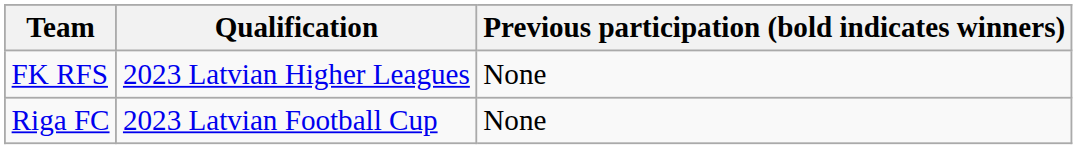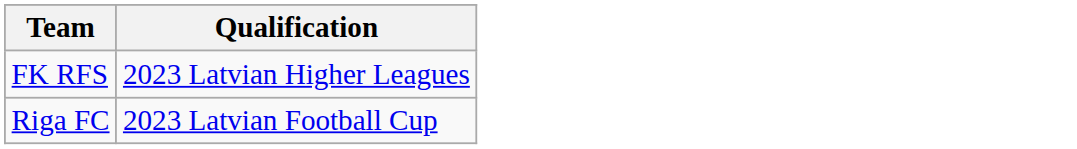- column: (774, 27)
